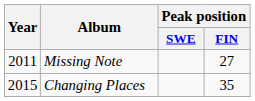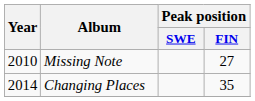(23, 61) 2011 -> (23, 61) 2010
(23, 84) 2015 -> (23, 84) 2014
